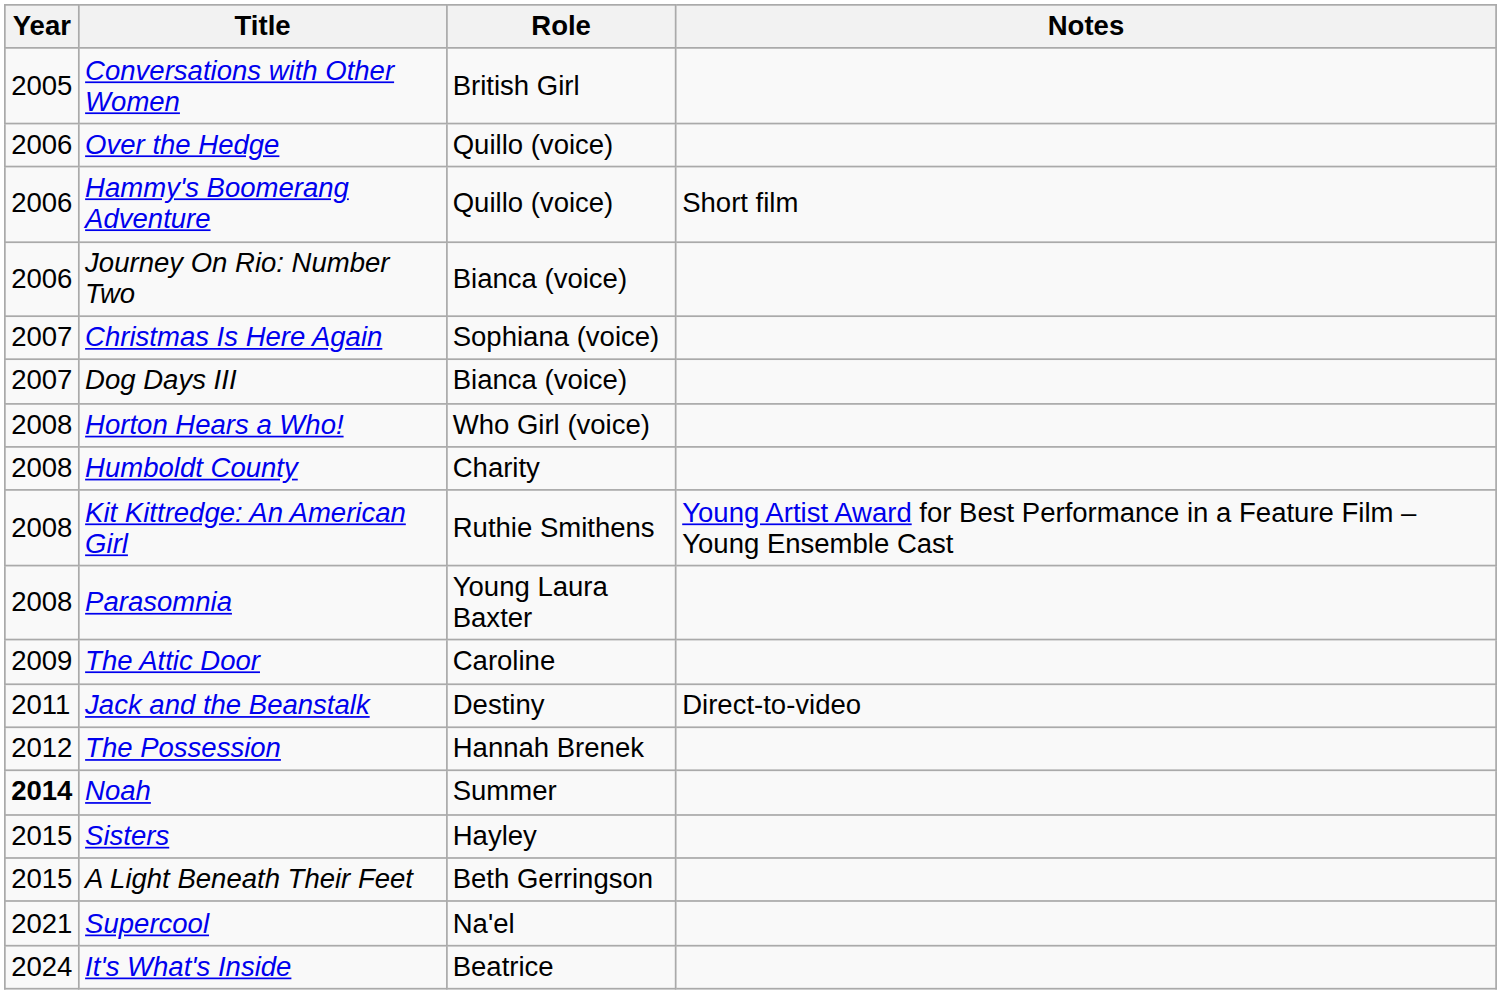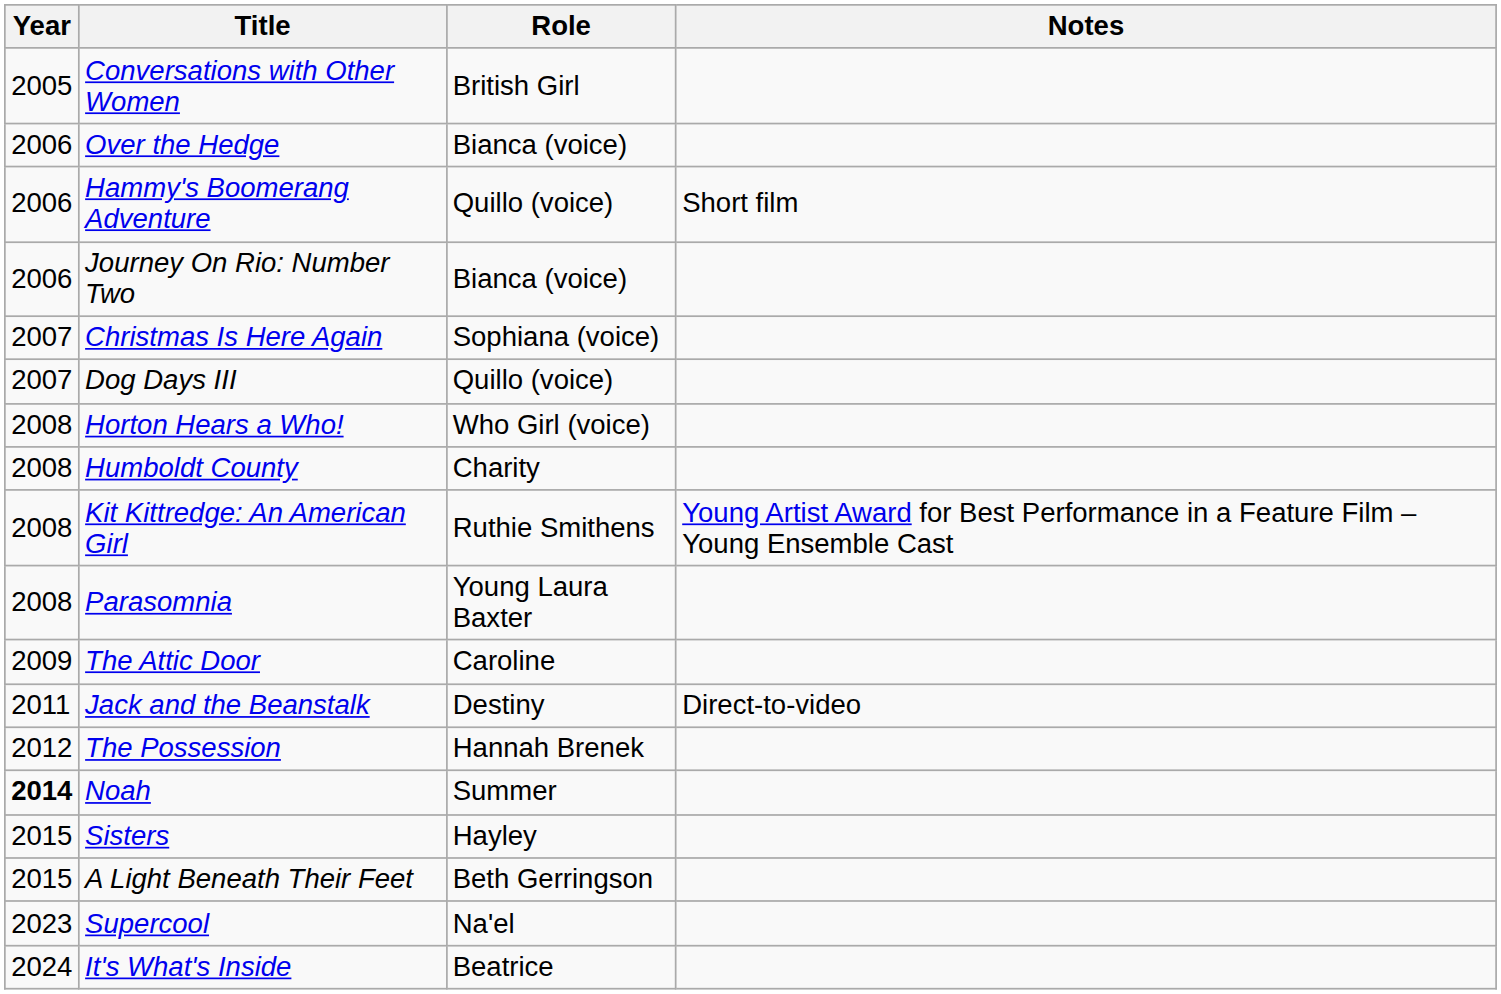(533, 144) Quillo (voice) -> (540, 144) Bianca (voice)
(540, 381) Bianca (voice) -> (533, 381) Quillo (voice)
(42, 923) 2021 -> (42, 923) 2023
